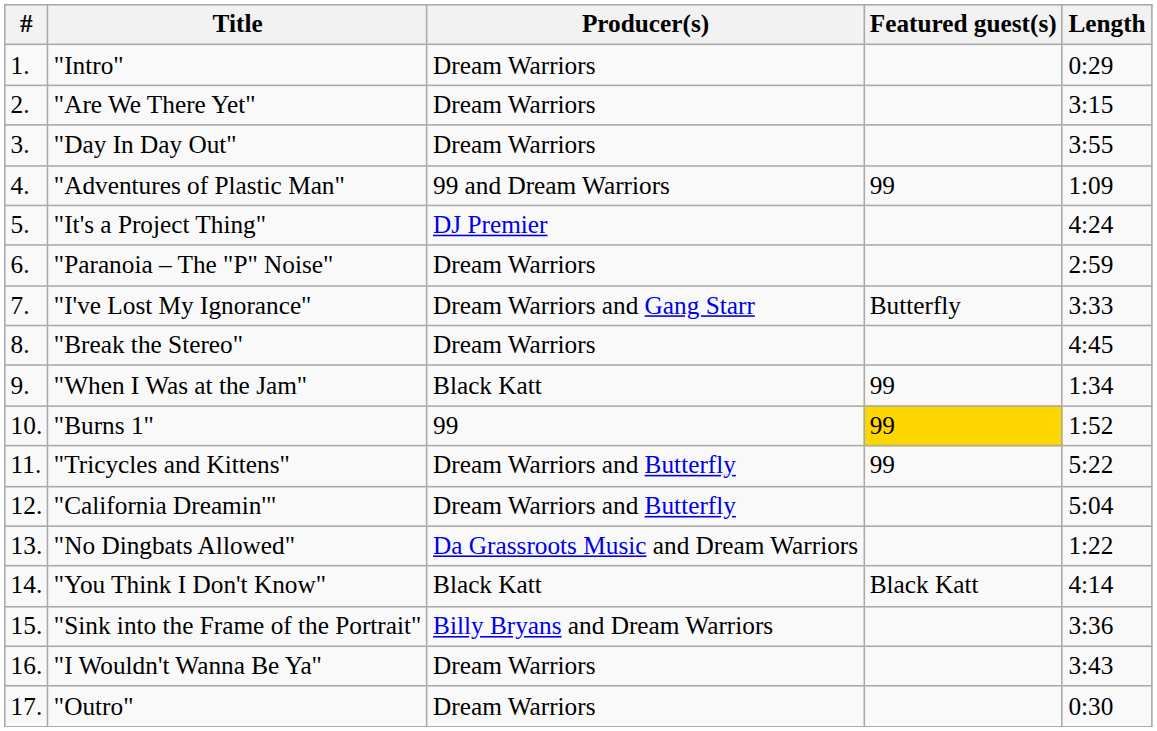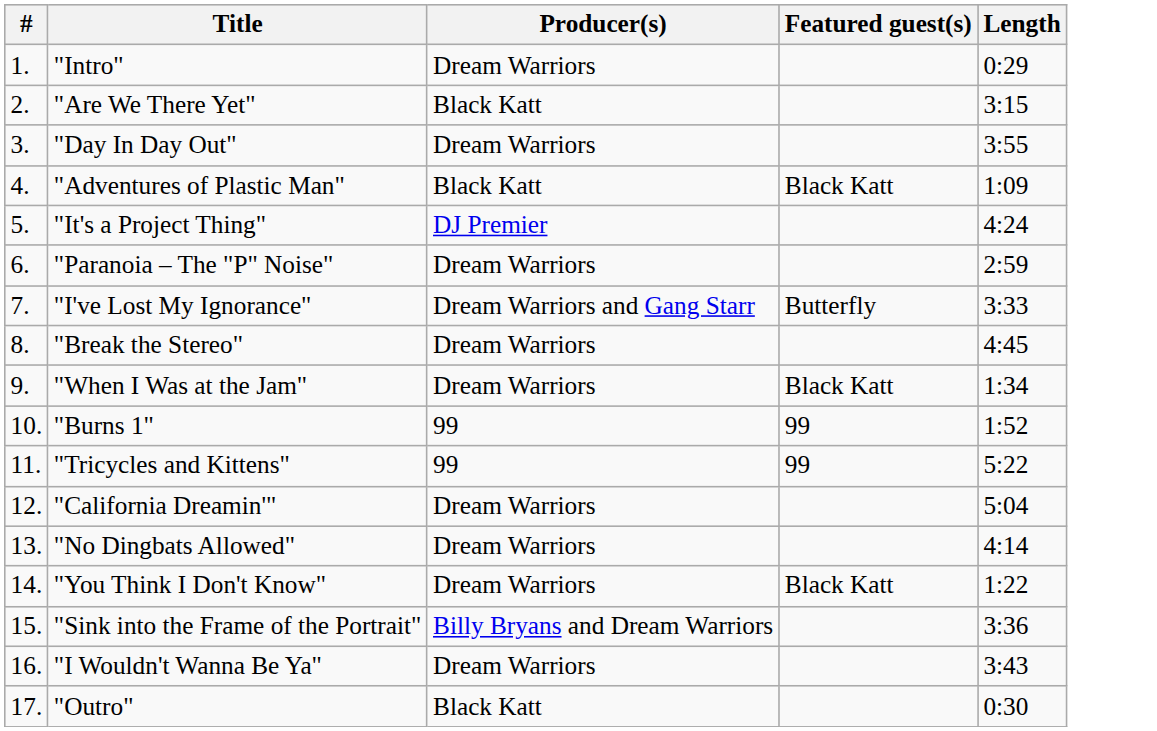(514, 104) Dream Warriors -> (487, 104) Black Katt
(551, 184) 99 and Dream Warriors -> (487, 184) Black Katt
(882, 184) 99 -> (839, 184) Black Katt
(487, 385) Black Katt -> (514, 385) Dream Warriors
(882, 385) 99 -> (839, 385) Black Katt
(882, 425) gold background -> (797, 425) no background
(584, 465) Dream Warriors and Butterfly -> (446, 465) 99
(584, 505) Dream Warriors and Butterfly -> (514, 505) Dream Warriors
(646, 545) Da Grassroots Music and Dream Warriors -> (514, 545) Dream Warriors
(1091, 545) 1:22 -> (1006, 545) 4:14
(487, 585) Black Katt -> (514, 585) Dream Warriors
(1091, 585) 4:14 -> (1006, 585) 1:22
(514, 706) Dream Warriors -> (487, 706) Black Katt
